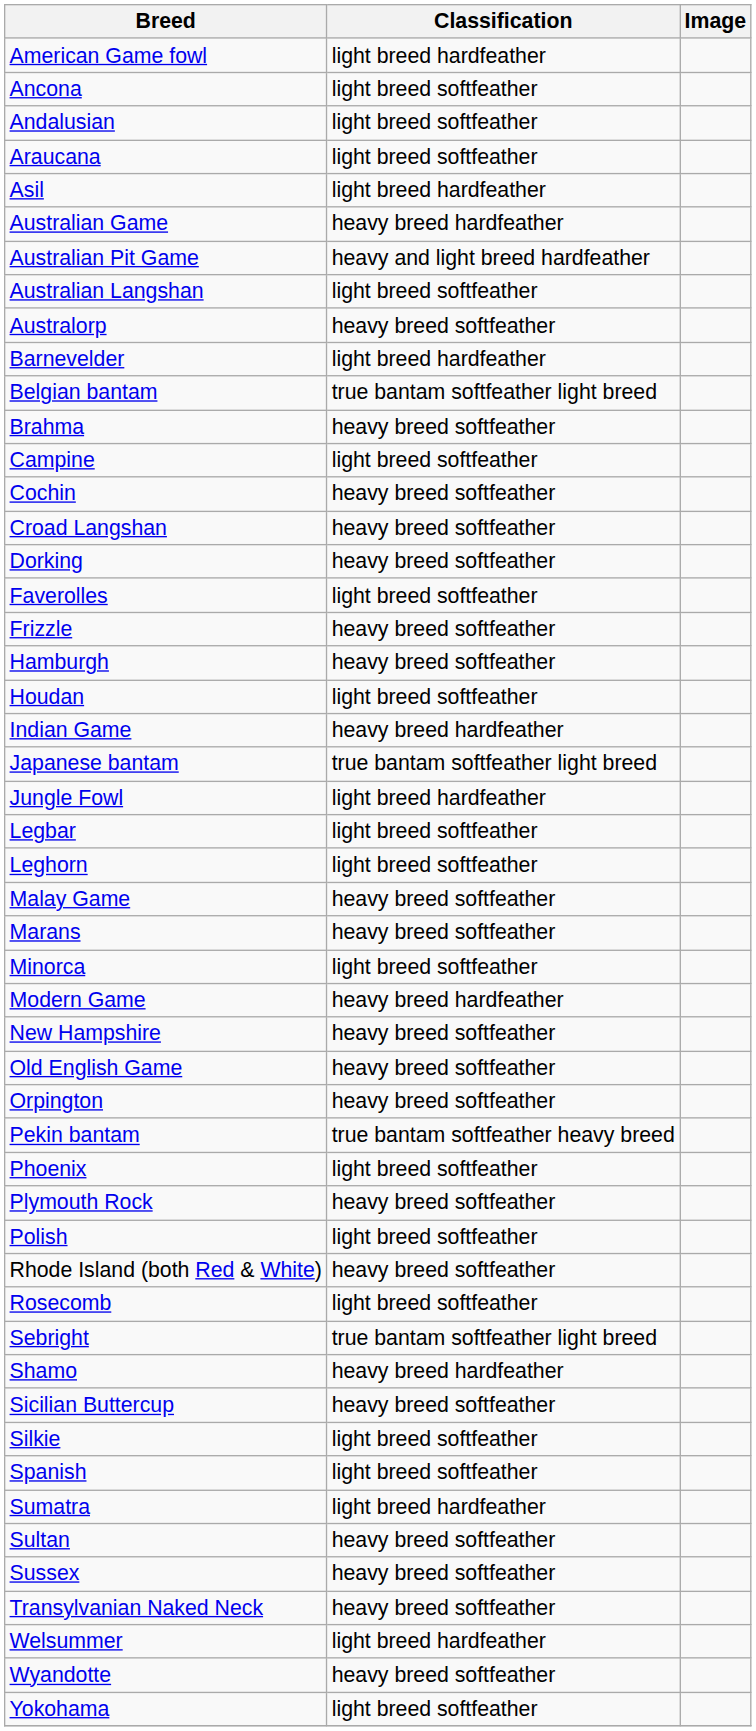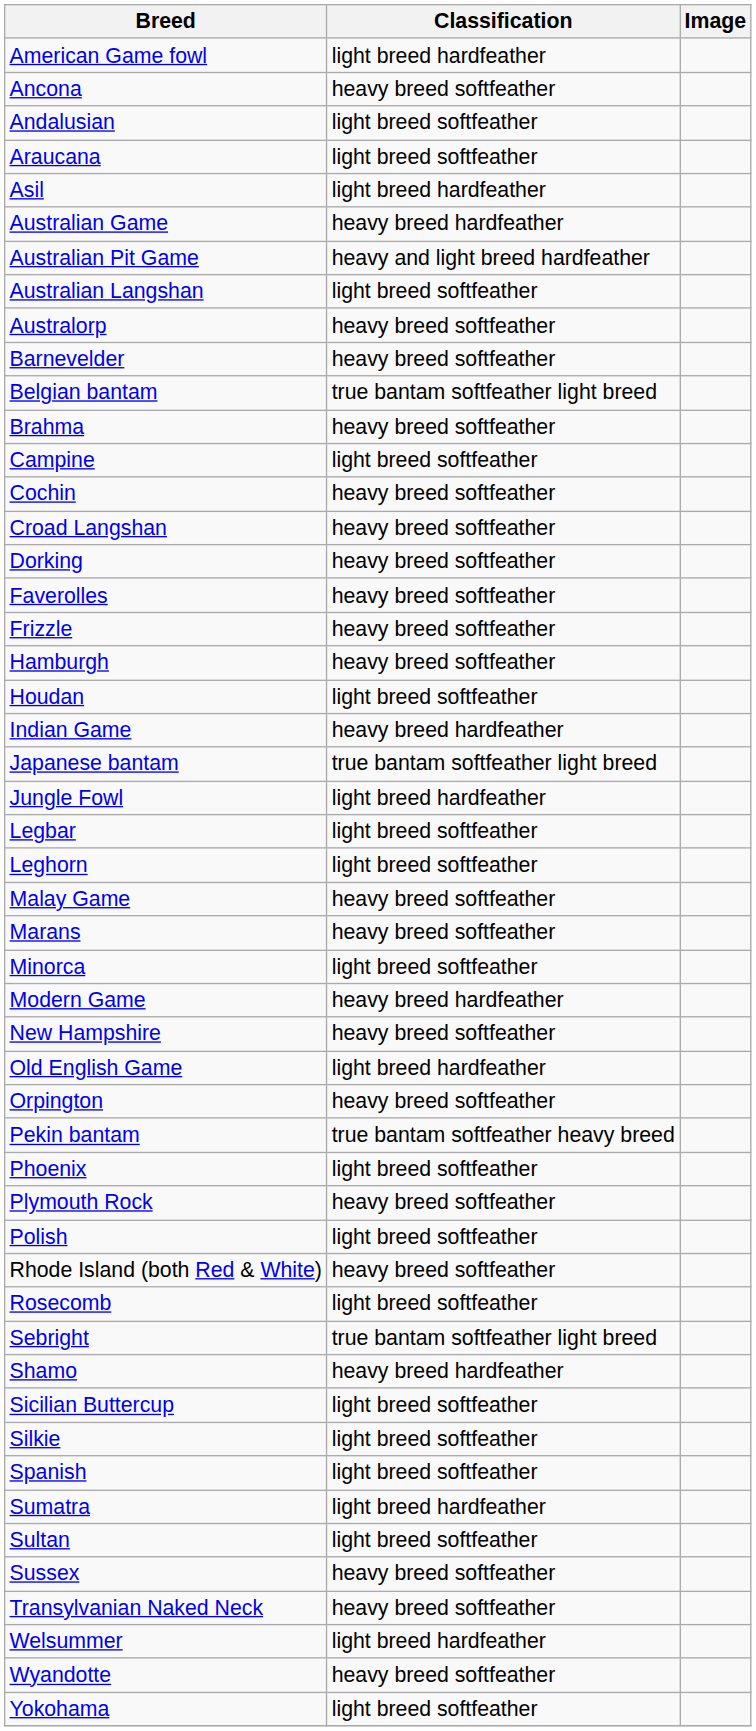(435, 88) light breed softfeather -> (443, 88) heavy breed softfeather
(439, 358) light breed hardfeather -> (443, 358) heavy breed softfeather
(435, 595) light breed softfeather -> (443, 595) heavy breed softfeather
(443, 1067) heavy breed softfeather -> (439, 1067) light breed hardfeather
(443, 1405) heavy breed softfeather -> (435, 1405) light breed softfeather
(443, 1540) heavy breed softfeather -> (435, 1540) light breed softfeather
